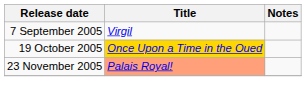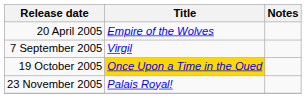+ row: (70, 31)
(140, 66) lightsalmon background -> (140, 84) no background
